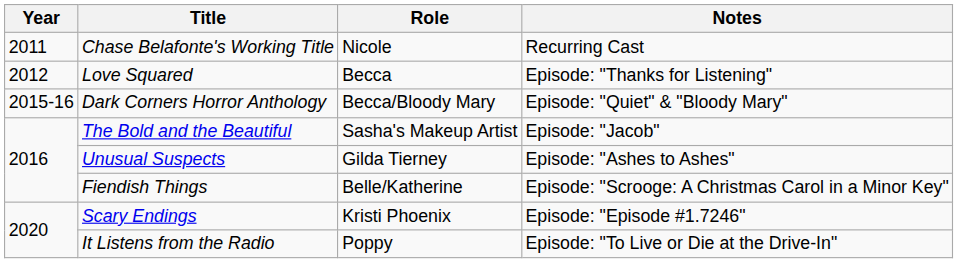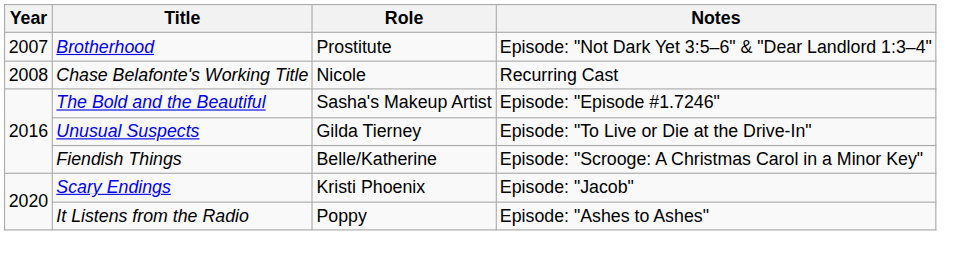+ row: (105, 46)
(28, 46) 2011 -> (28, 74) 2008
- row: (137, 74)
- row: (204, 103)
(593, 131) Episode: "Jacob" -> (610, 103) Episode: "Episode #1.7246"
(630, 159) Episode: "Ashes to Ashes" -> (656, 131) Episode: "To Live or Die at the Drive-In"
(636, 215) Episode: "Episode #1.7246" -> (567, 187) Episode: "Jacob"
(681, 243) Episode: "To Live or Die at the Drive-In" -> (604, 215) Episode: "Ashes to Ashes"
